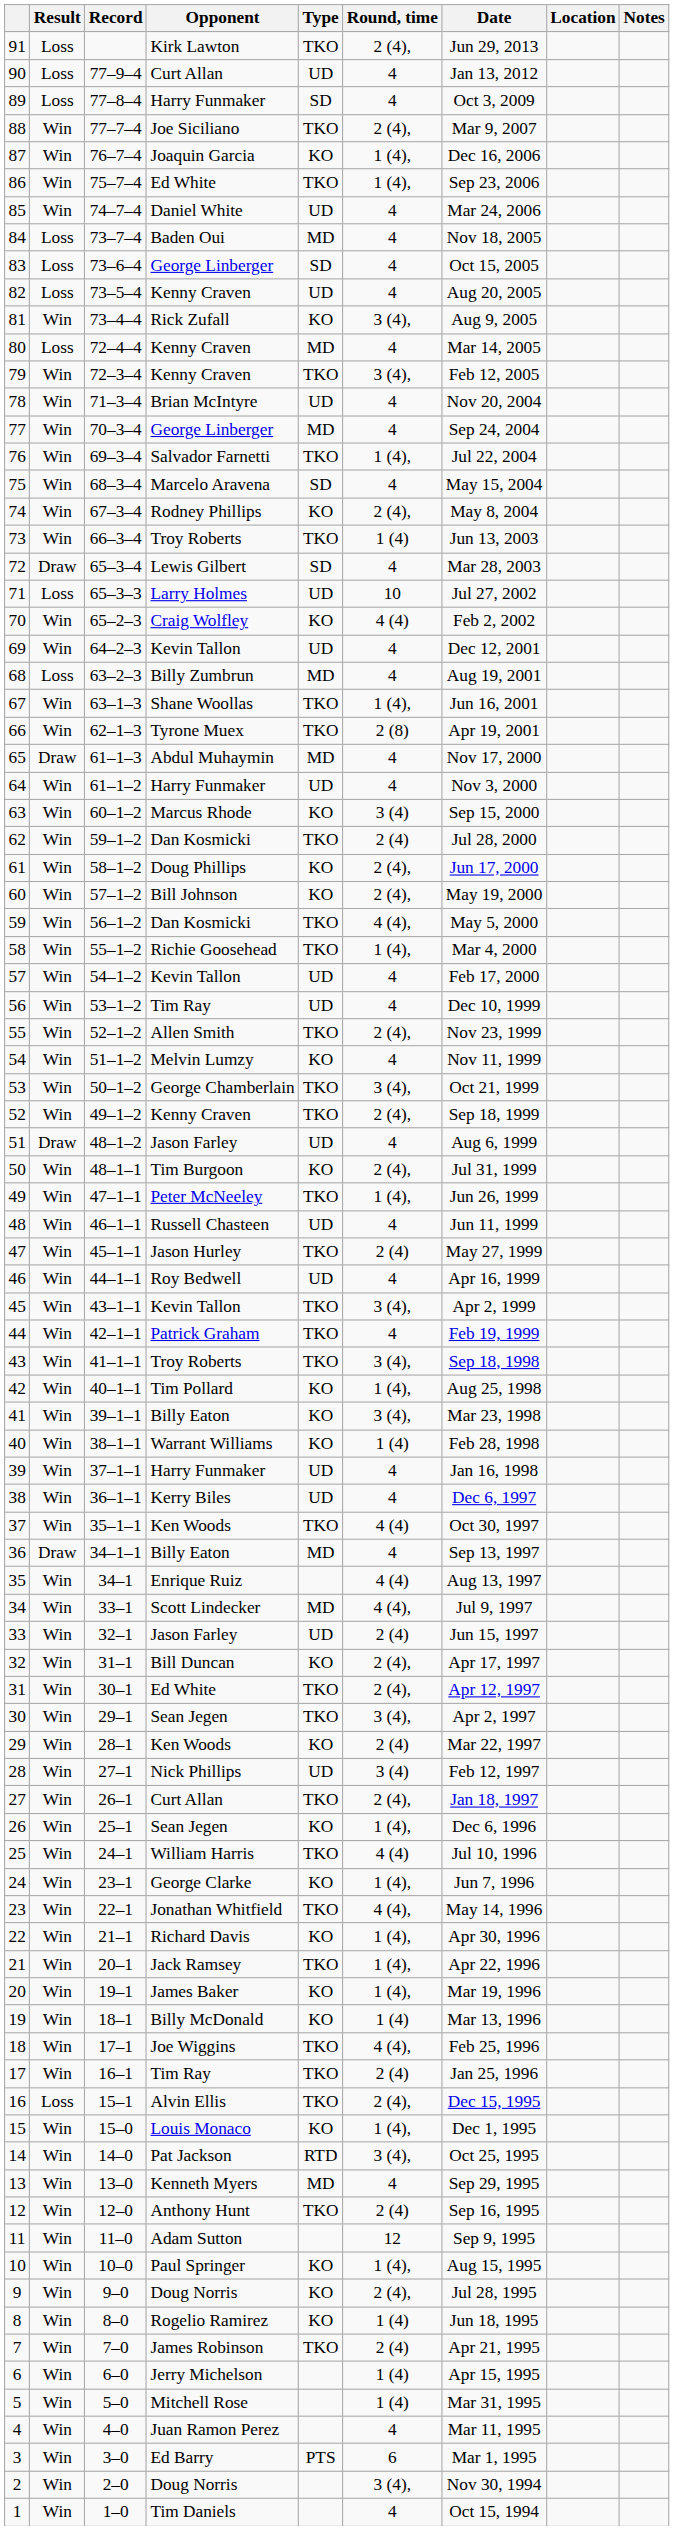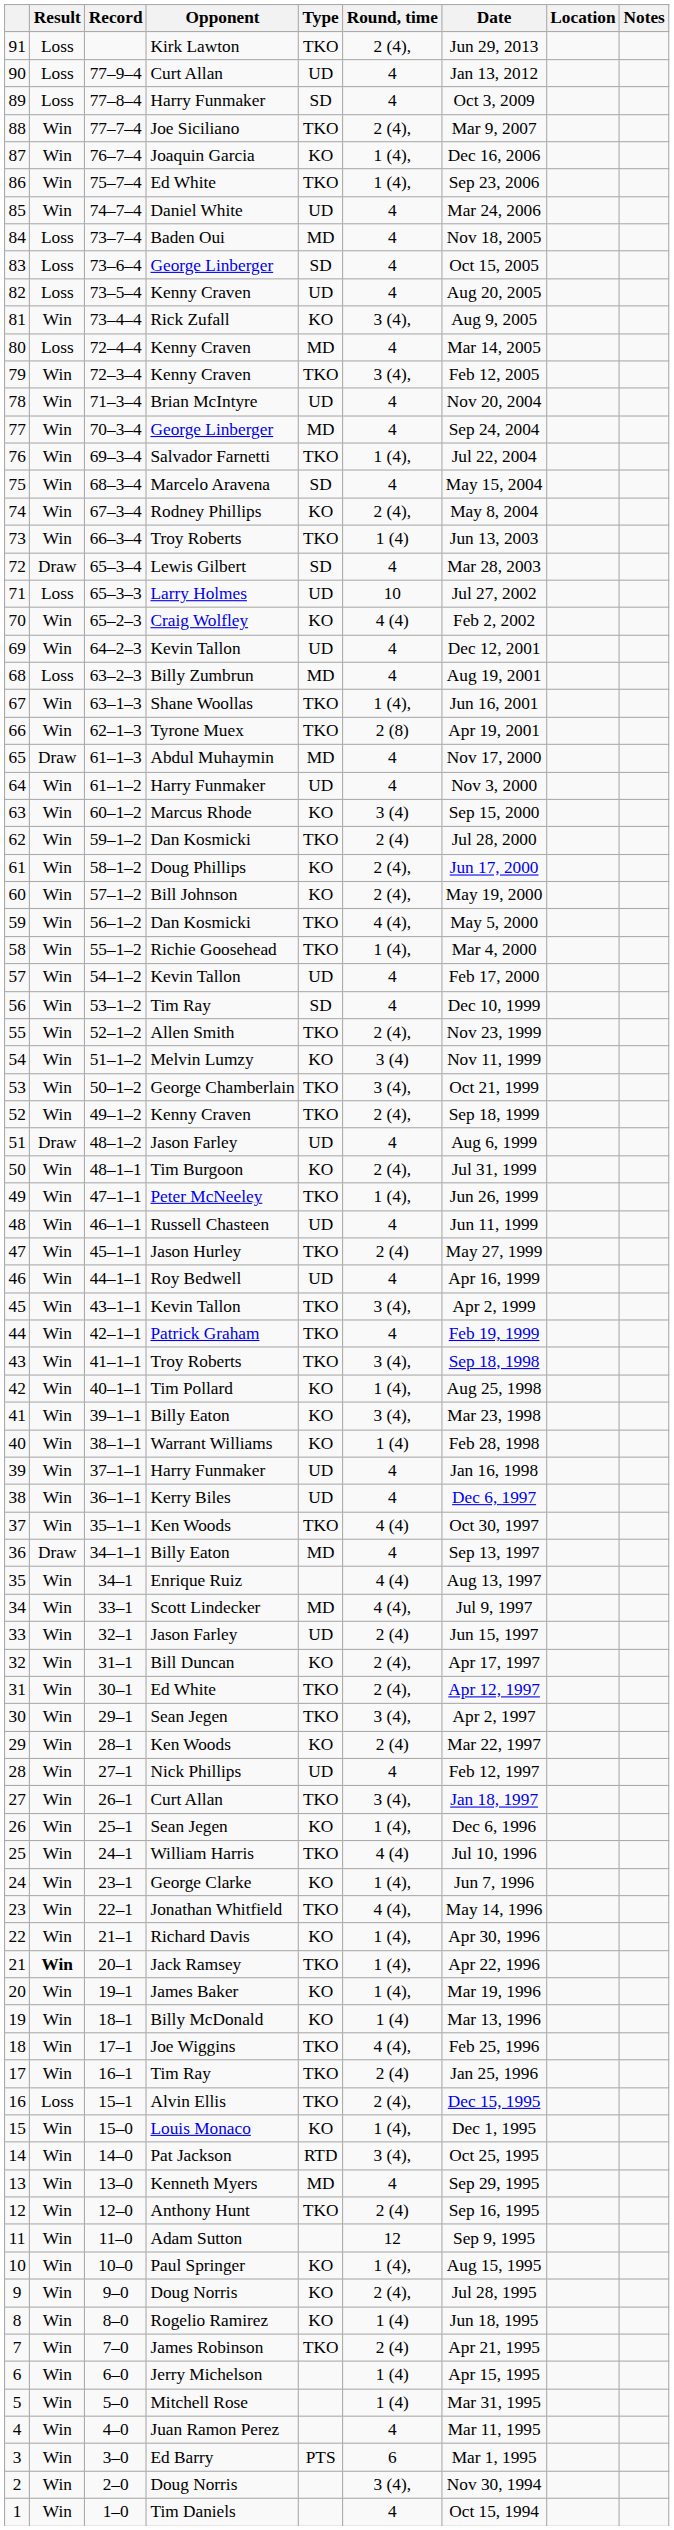(321, 1004) UD -> (321, 1004) SD
(392, 1059) 4 -> (392, 1059) 3 (4)
(392, 1772) 3 (4) -> (392, 1772) 4
(392, 1799) 2 (4), -> (392, 1799) 3 (4),
(57, 1963) normal -> (57, 1963) bold
